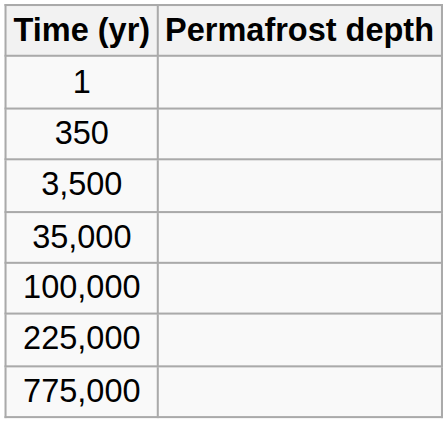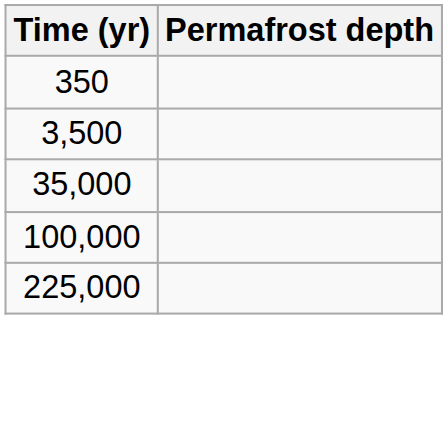- row: (82, 81)
- row: (82, 390)
